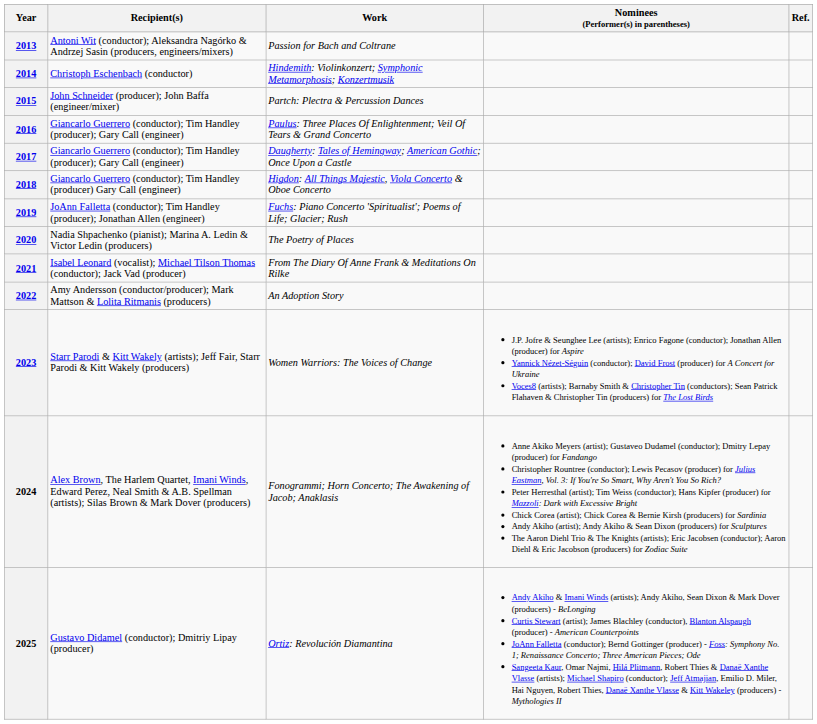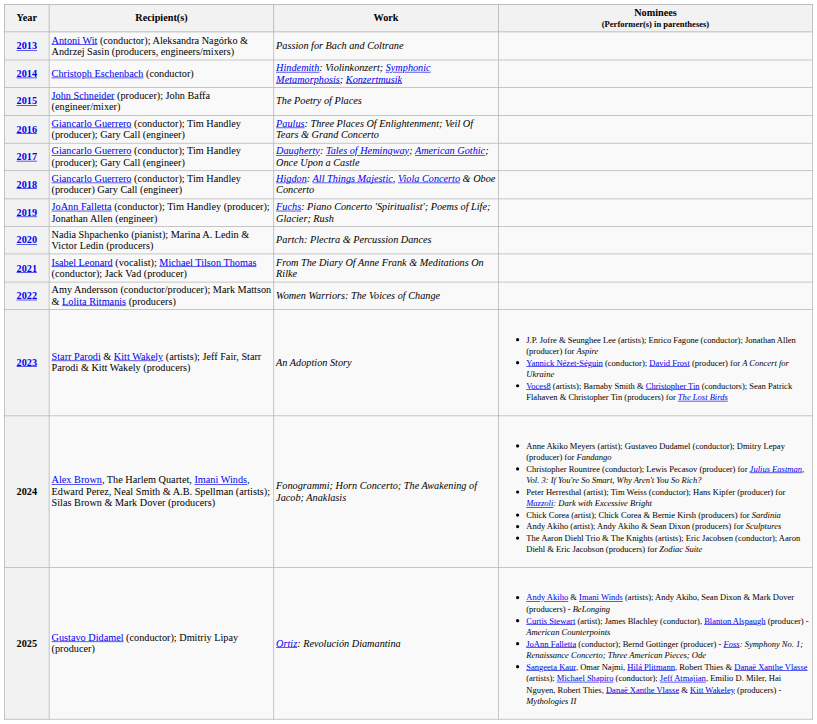- column: (801, 18)
(346, 101) Partch: Plectra & Percussion Dances -> (319, 101) The Poetry of Places
(311, 240) The Poetry of Places -> (354, 240) Partch: Plectra & Percussion Dances
(306, 295) An Adoption Story -> (358, 295) Women Warriors: The Voices of Change
(350, 362) Women Warriors: The Voices of Change -> (314, 362) An Adoption Story
